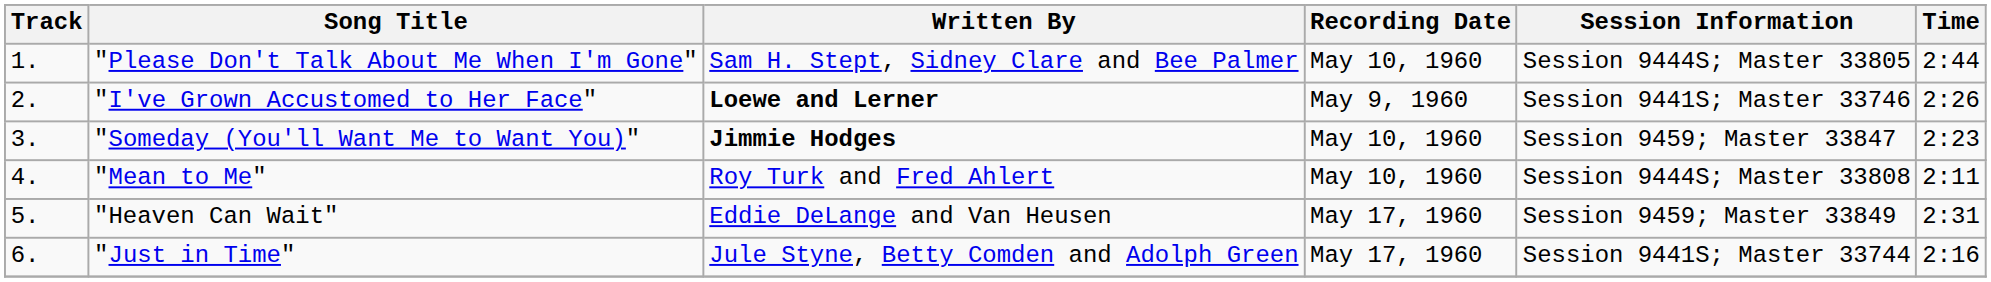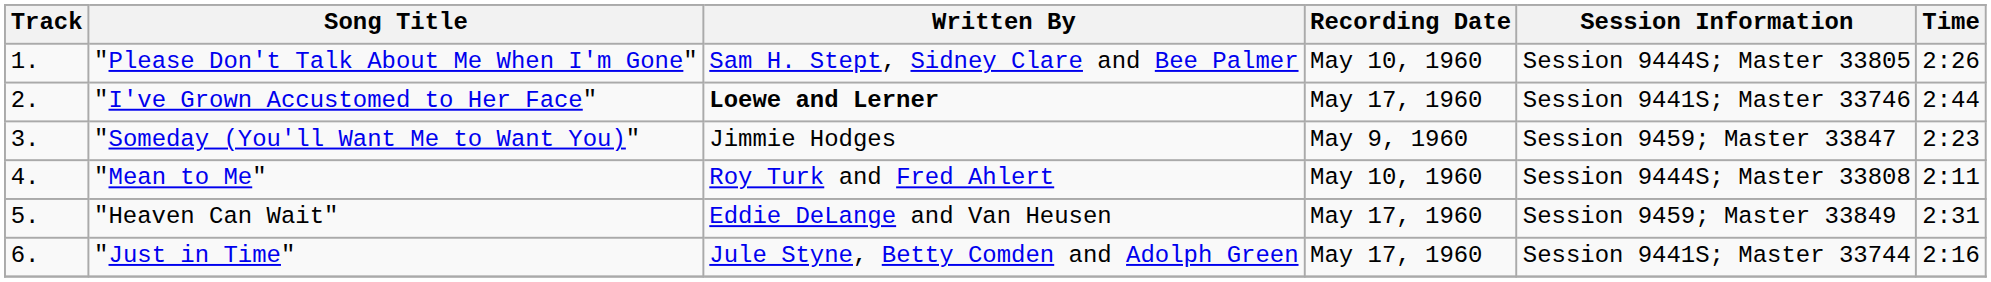(1951, 63) 2:44 -> (1951, 63) 2:26
(1389, 102) May 9, 1960 -> (1396, 102) May 17, 1960
(1951, 102) 2:26 -> (1951, 102) 2:44
(803, 141) bold -> (803, 141) normal
(1396, 141) May 10, 1960 -> (1389, 141) May 9, 1960
